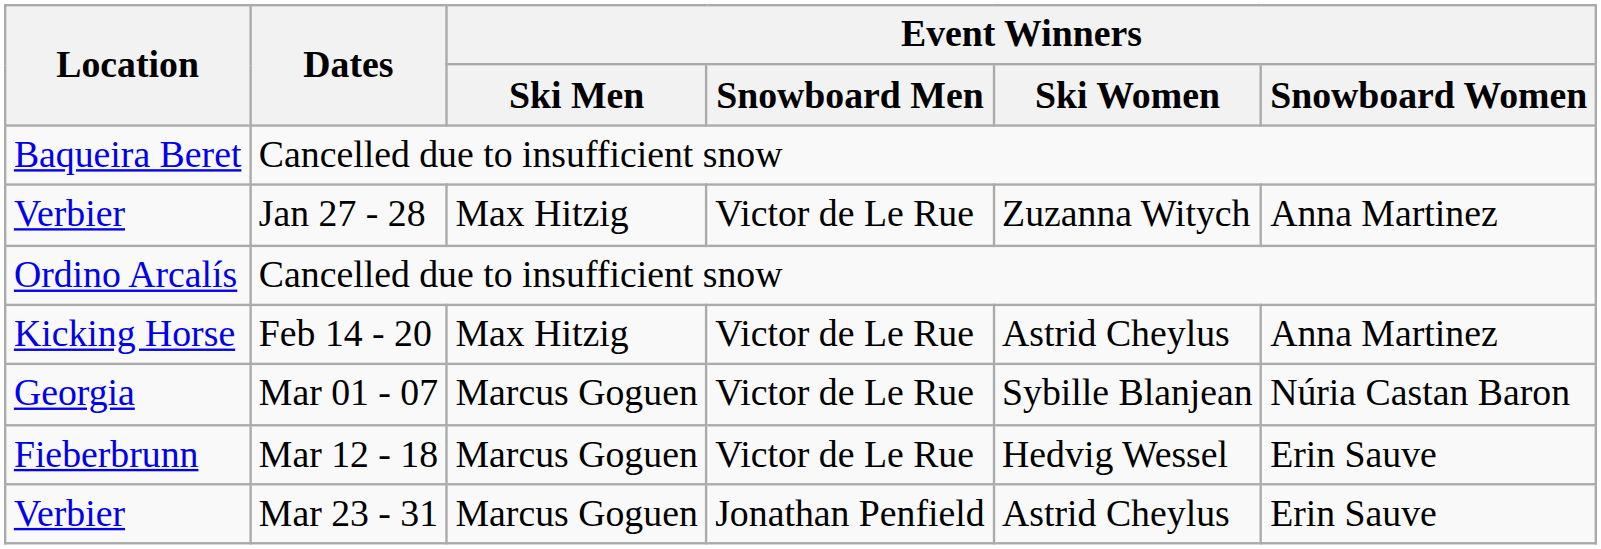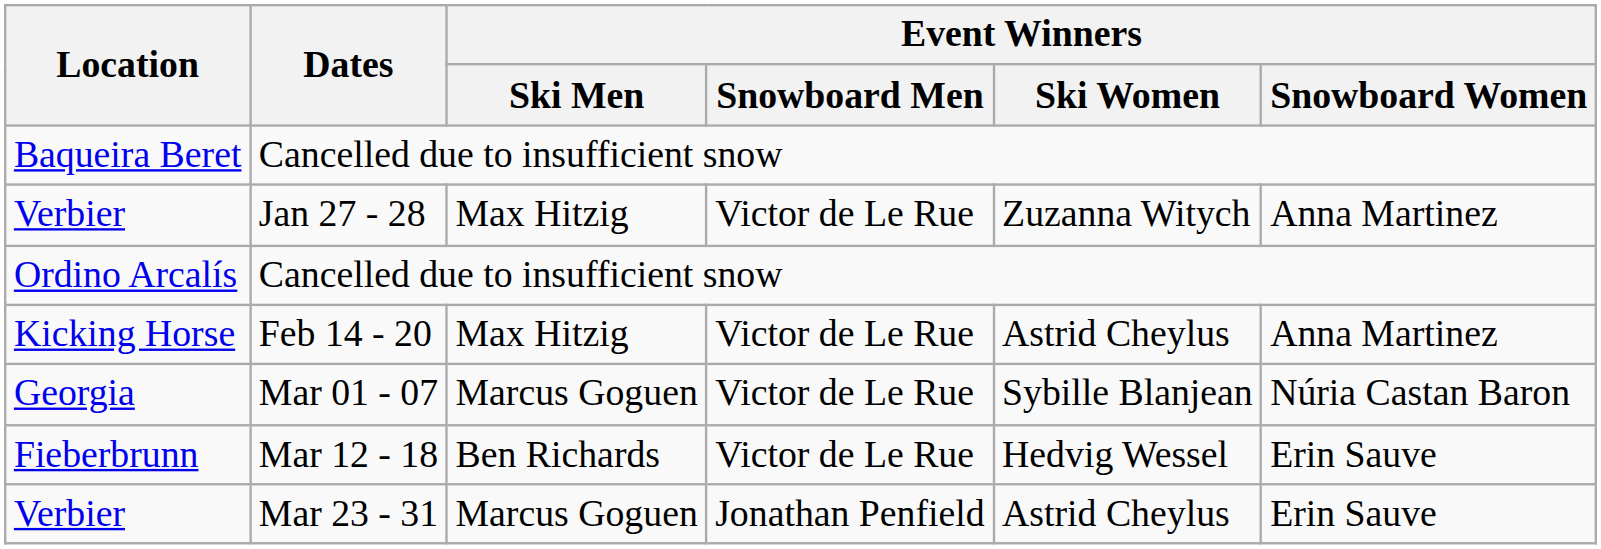(577, 453) Marcus Goguen -> (558, 453) Ben Richards
